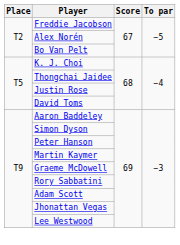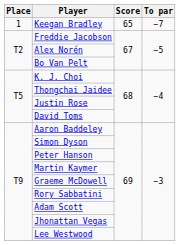+ row: (68, 24)
